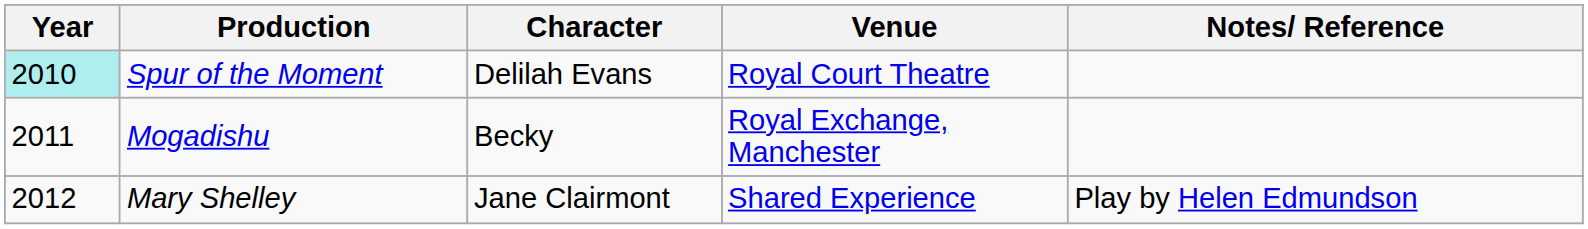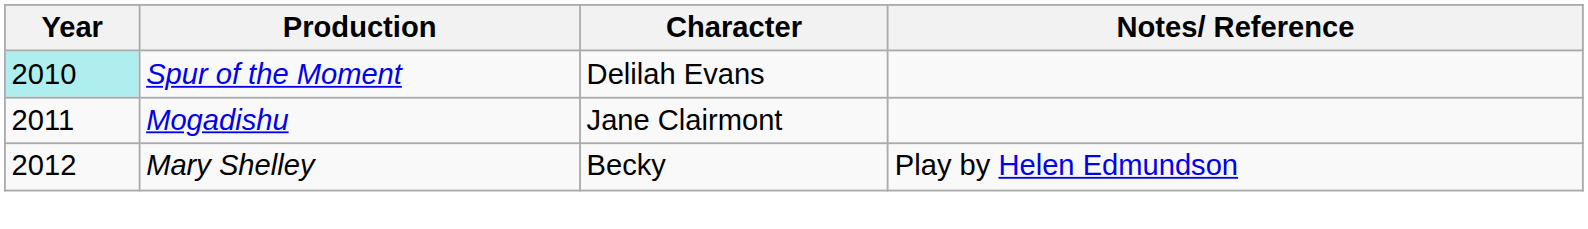- column: (895, 27)
(514, 136) Becky -> (685, 119) Jane Clairmont
(572, 198) Jane Clairmont -> (626, 166) Becky
